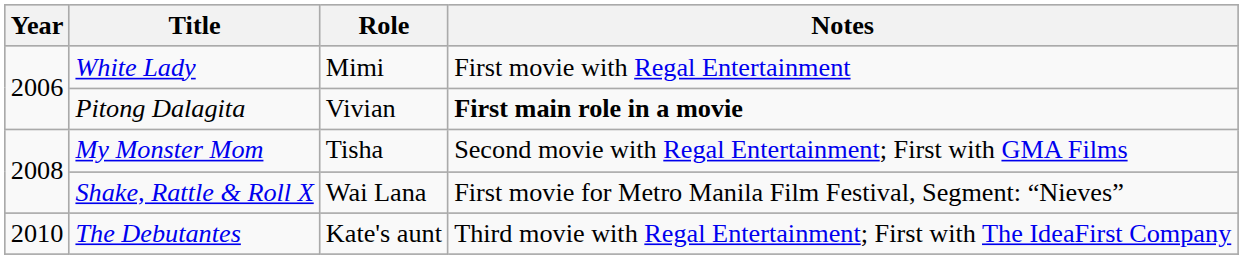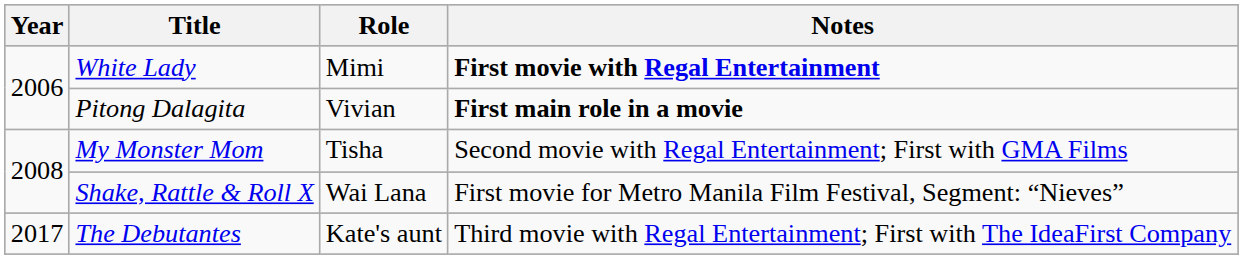(652, 66) normal -> (667, 66) bold
(37, 233) 2010 -> (37, 233) 2017
